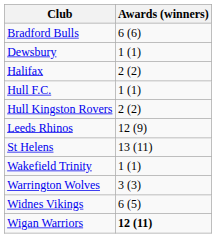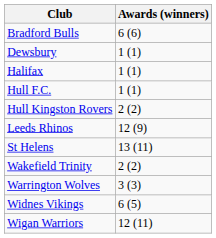(130, 71) 2 (2) -> (130, 71) 1 (1)
(130, 166) 1 (1) -> (130, 166) 2 (2)
(135, 223) bold -> (135, 223) normal
